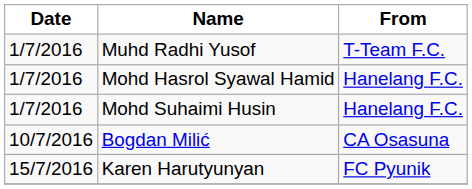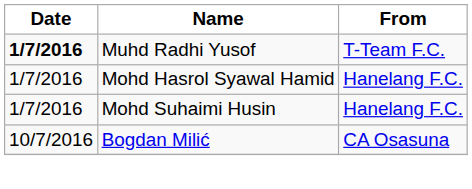(46, 49) normal -> (46, 49) bold
- row: (183, 169)
